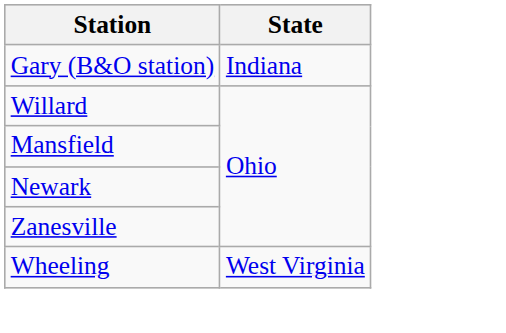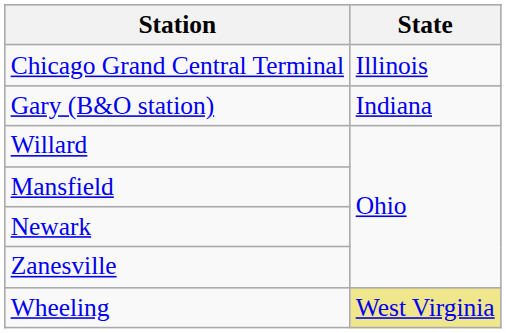+ row: (177, 65)
(295, 266) no background -> (425, 307) khaki background
